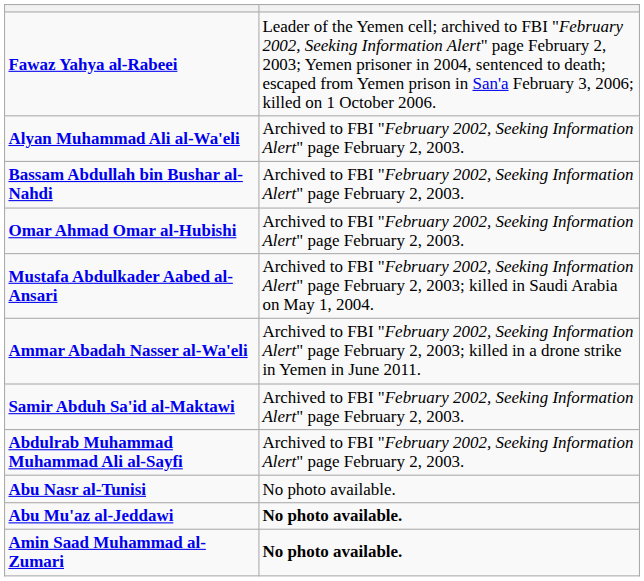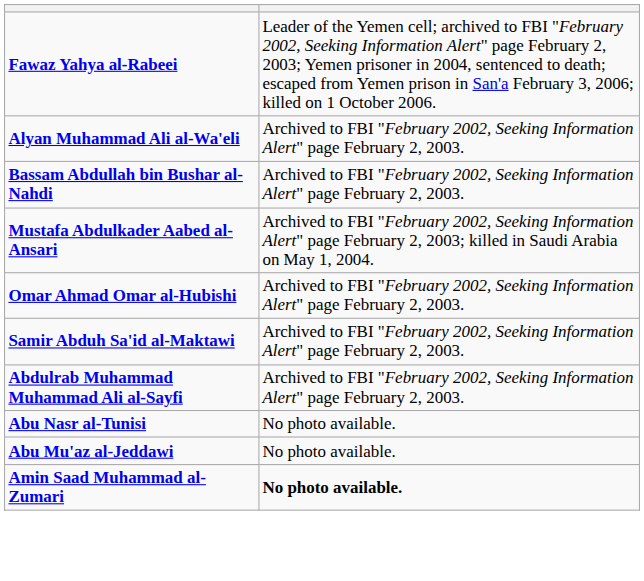rows swapped: (121, 285) <-> (122, 230)
- row: (128, 351)
(332, 515) bold -> (329, 450) normal
